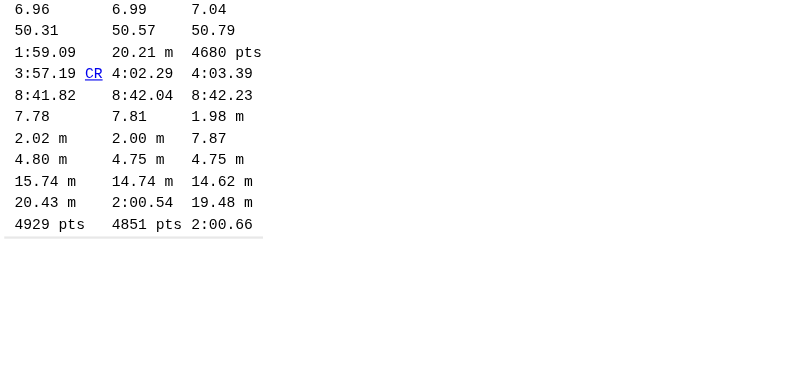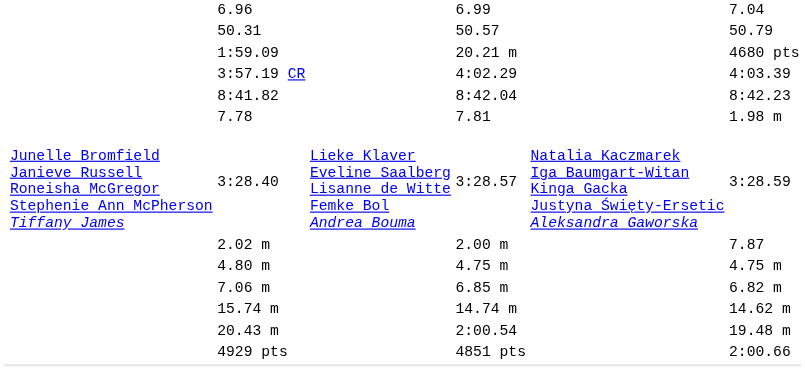+ row: (248, 181)
+ row: (244, 288)
